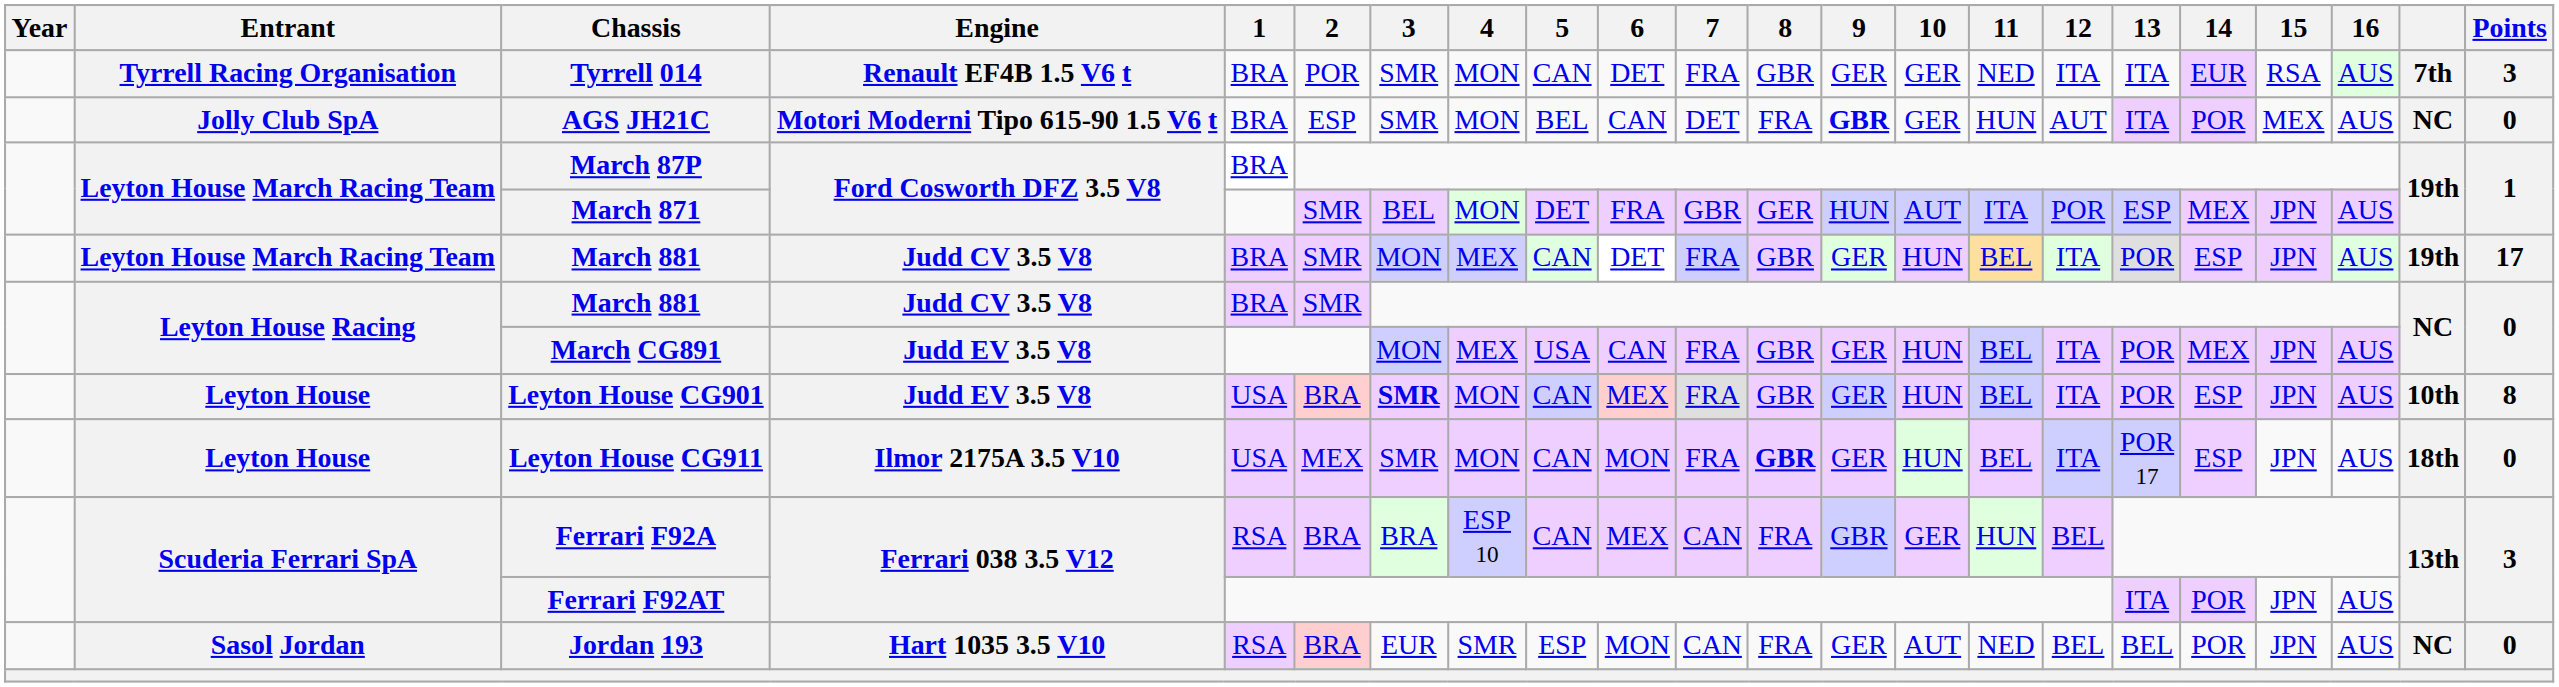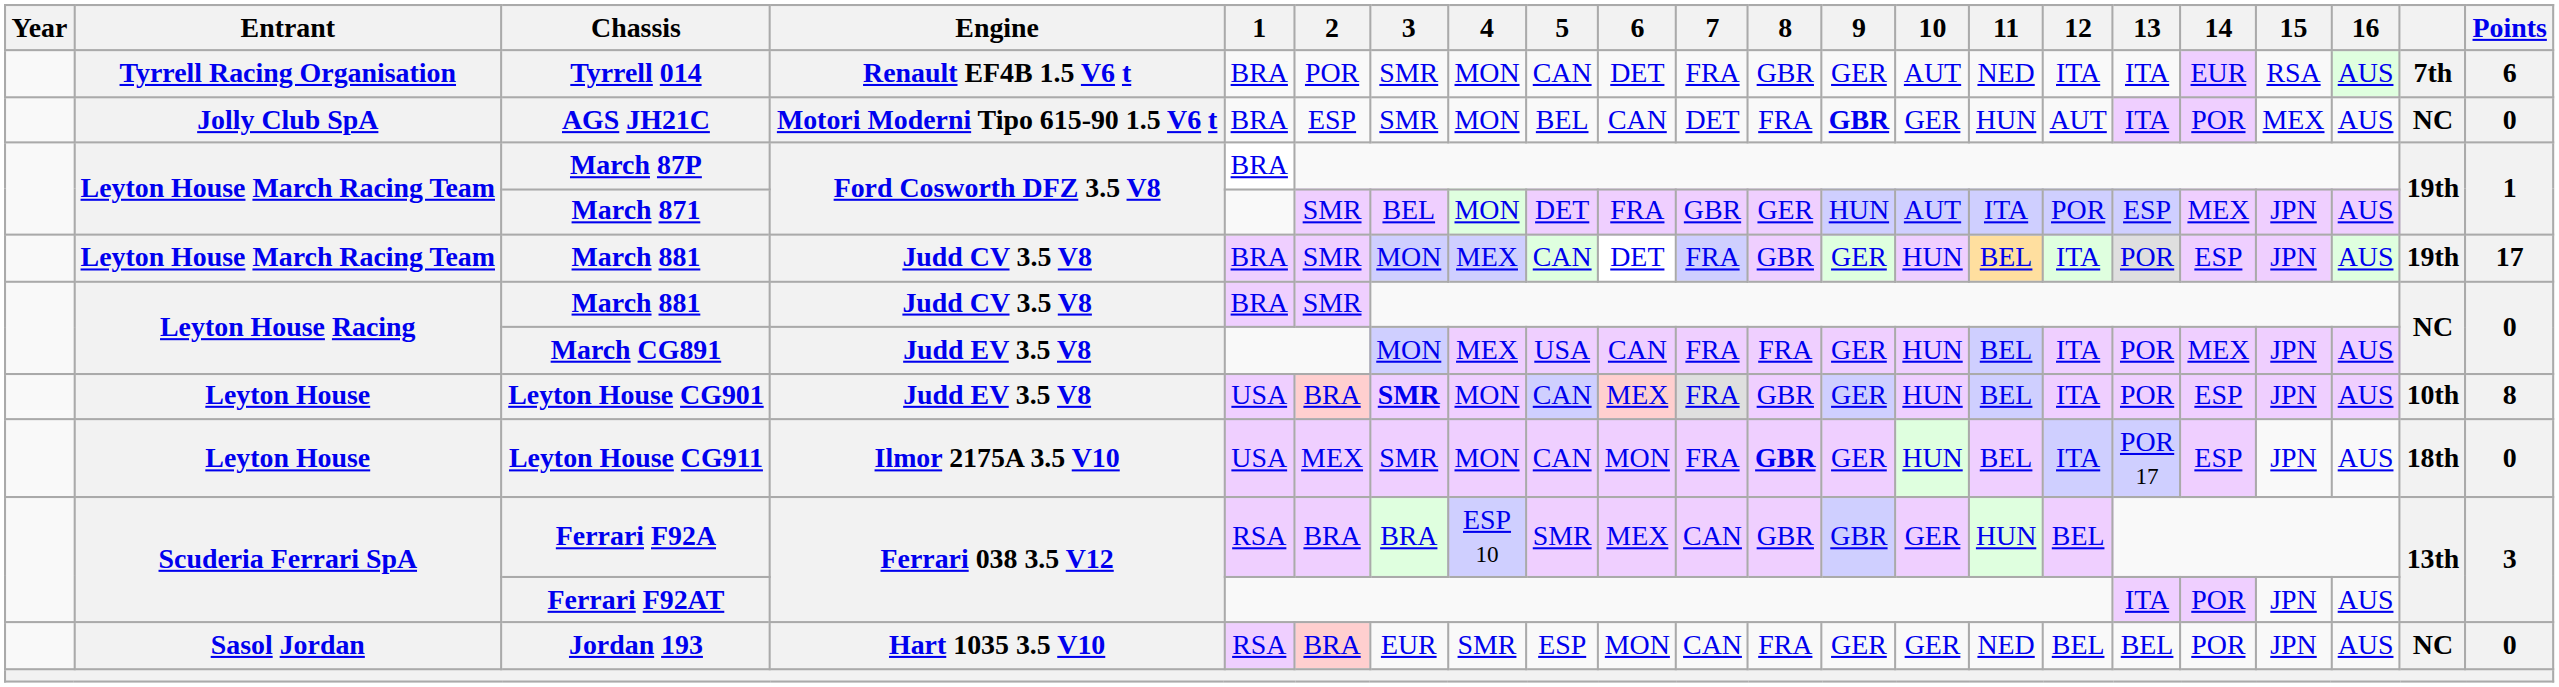(1932, 73) GER -> (1933, 73) AUT
(2510, 73) 3 -> (2510, 73) 6
(1785, 349) GBR -> (1785, 349) FRA
(1562, 536) CAN -> (1562, 536) SMR
(1785, 536) FRA -> (1785, 536) GBR
(1932, 644) AUT -> (1933, 644) GER
